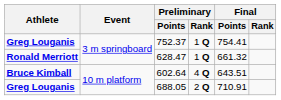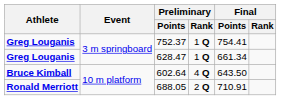(42, 57) Ronald Merriott -> (41, 57) Greg Louganis
(232, 57) 661.32 -> (232, 57) 661.34
(232, 72) 643.51 -> (232, 72) 643.50
(41, 88) Greg Louganis -> (42, 88) Ronald Merriott
